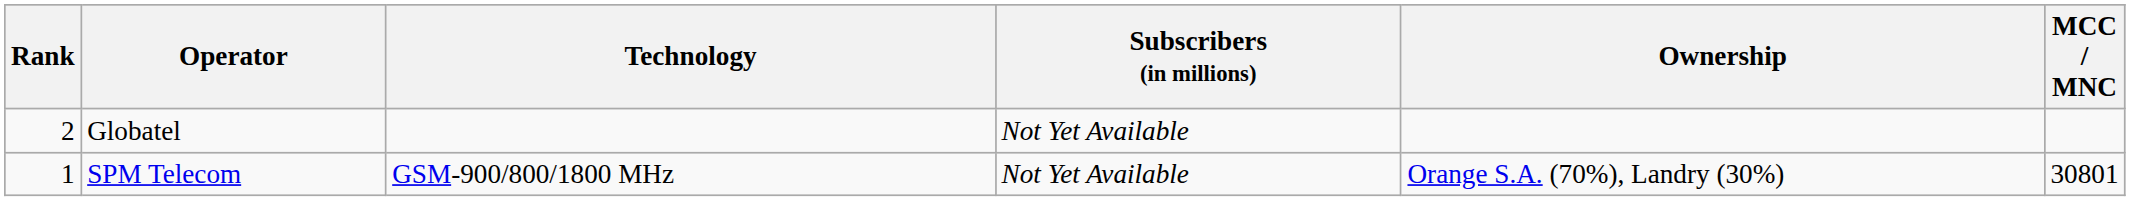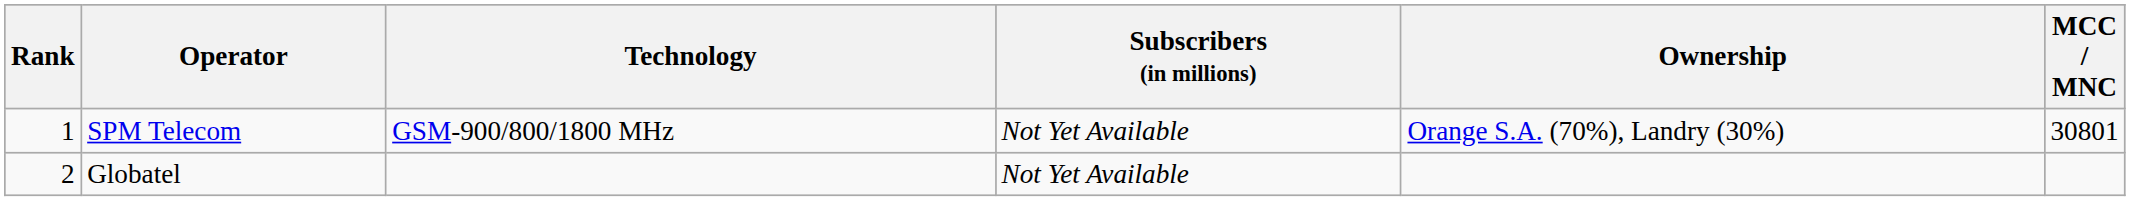rows swapped: (164, 173) <-> (134, 130)
